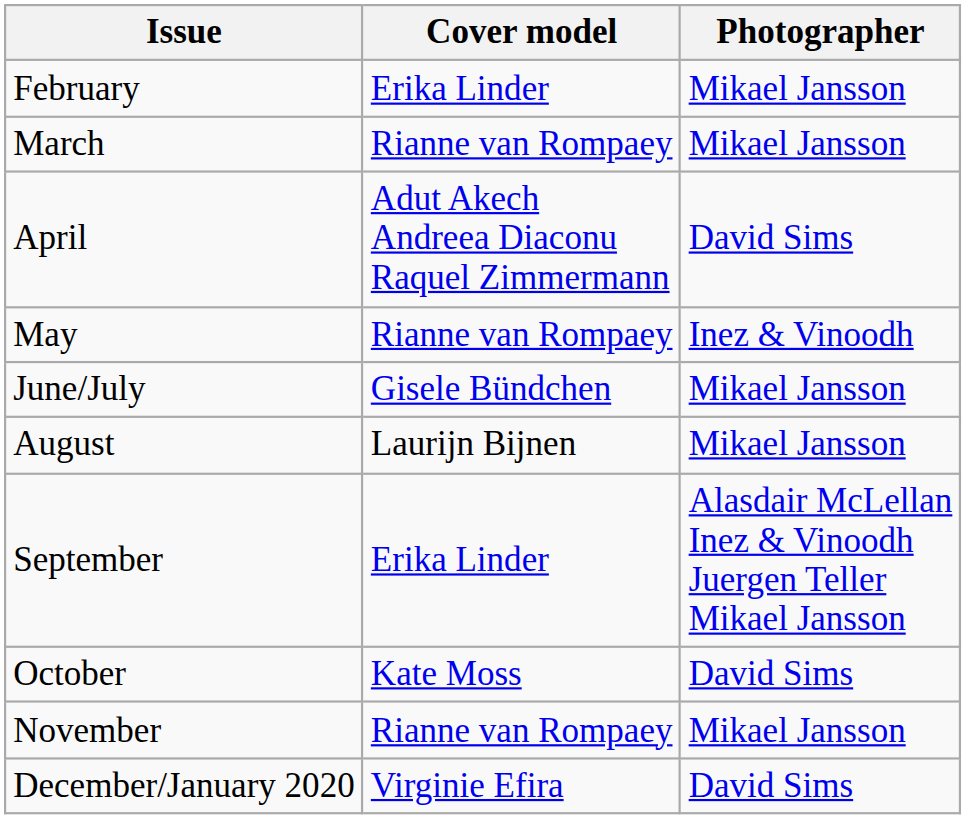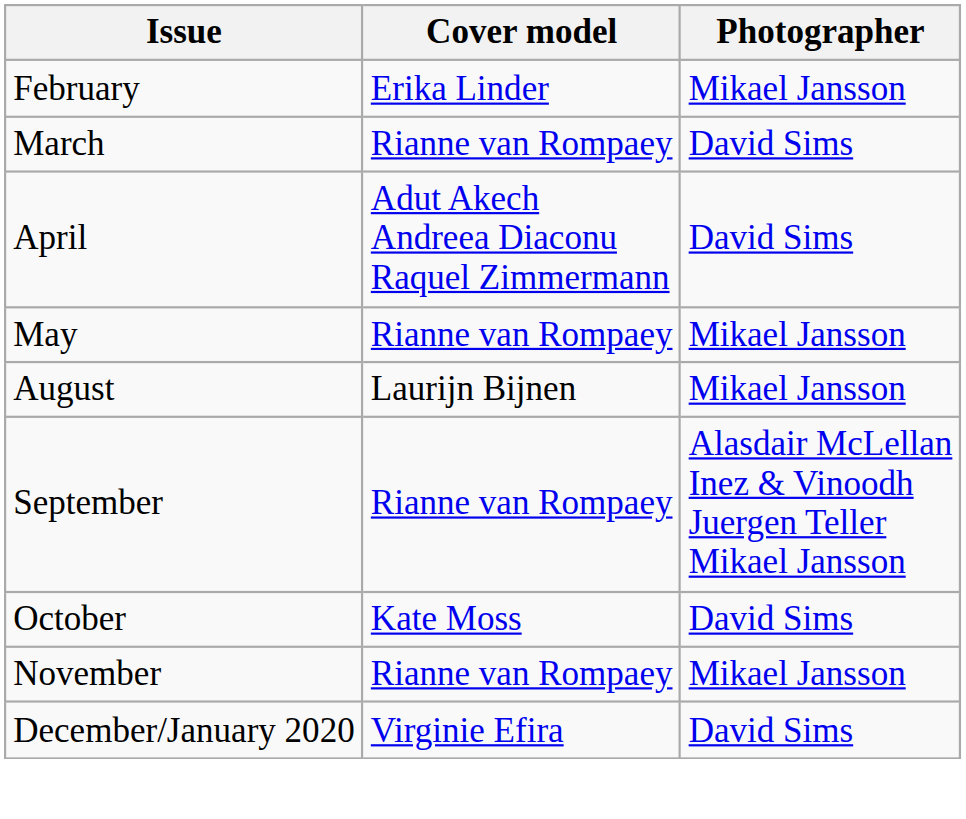(797, 143) Mikael Jansson -> (771, 143) David Sims
(801, 333) Inez & Vinoodh -> (797, 333) Mikael Jansson
- row: (79, 388)
(460, 559) Erika Linder -> (522, 503) Rianne van Rompaey
